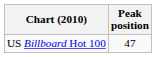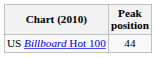(130, 43) 47 -> (130, 43) 44
